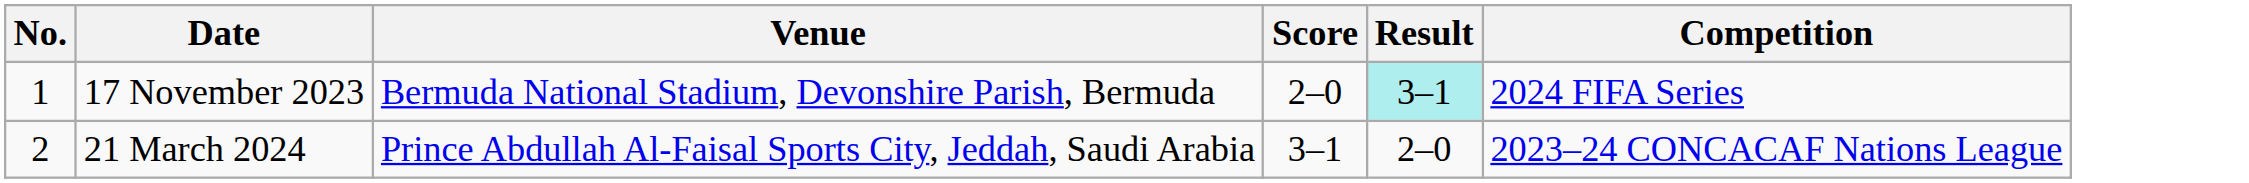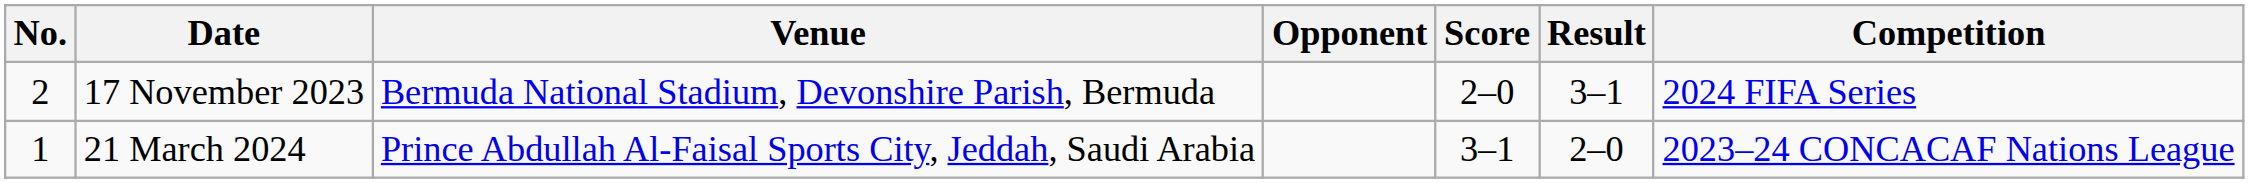+ column: (1350, 33)
(40, 90) 1 -> (40, 90) 2
(1424, 90) paleturquoise background -> (1596, 90) no background
(40, 148) 2 -> (40, 148) 1
